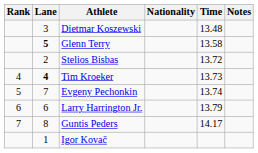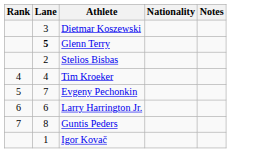- column: (211, 12)
(46, 76) bold -> (46, 76) normal
